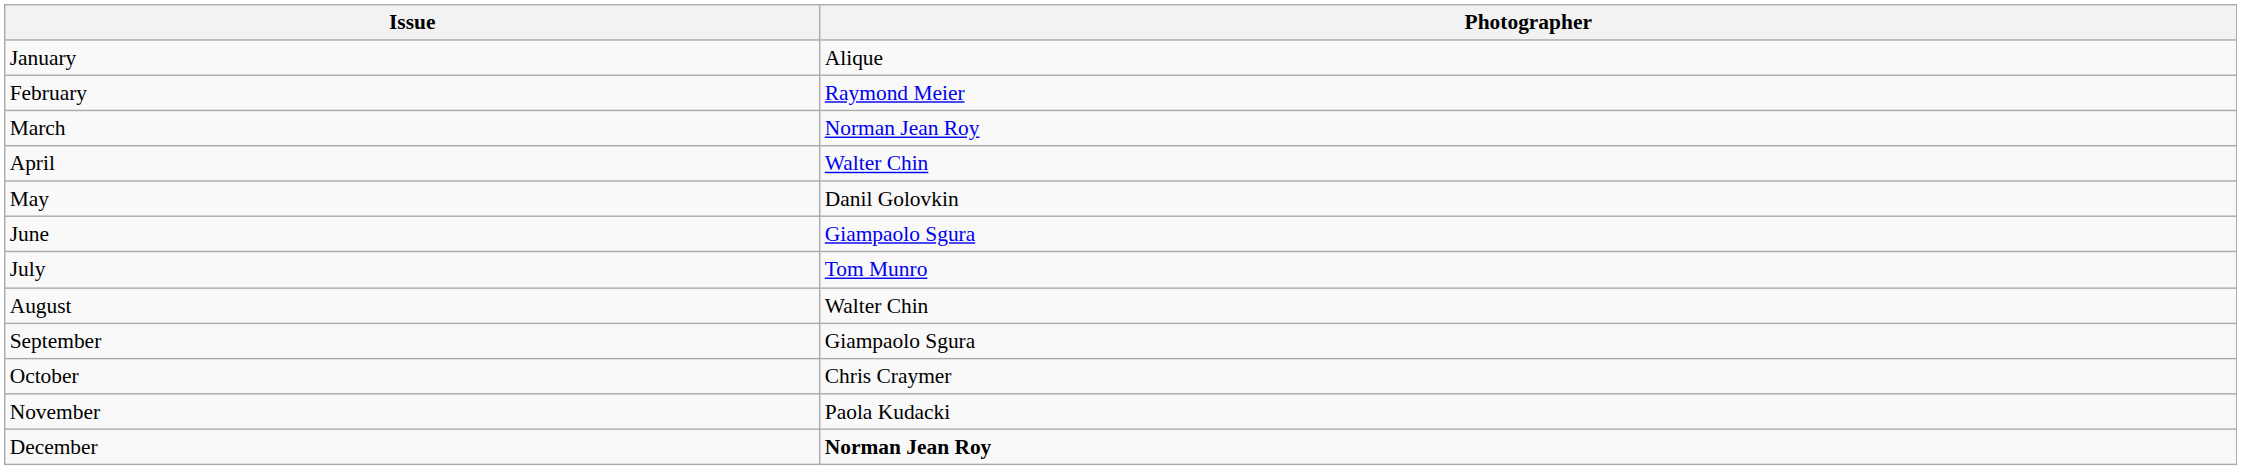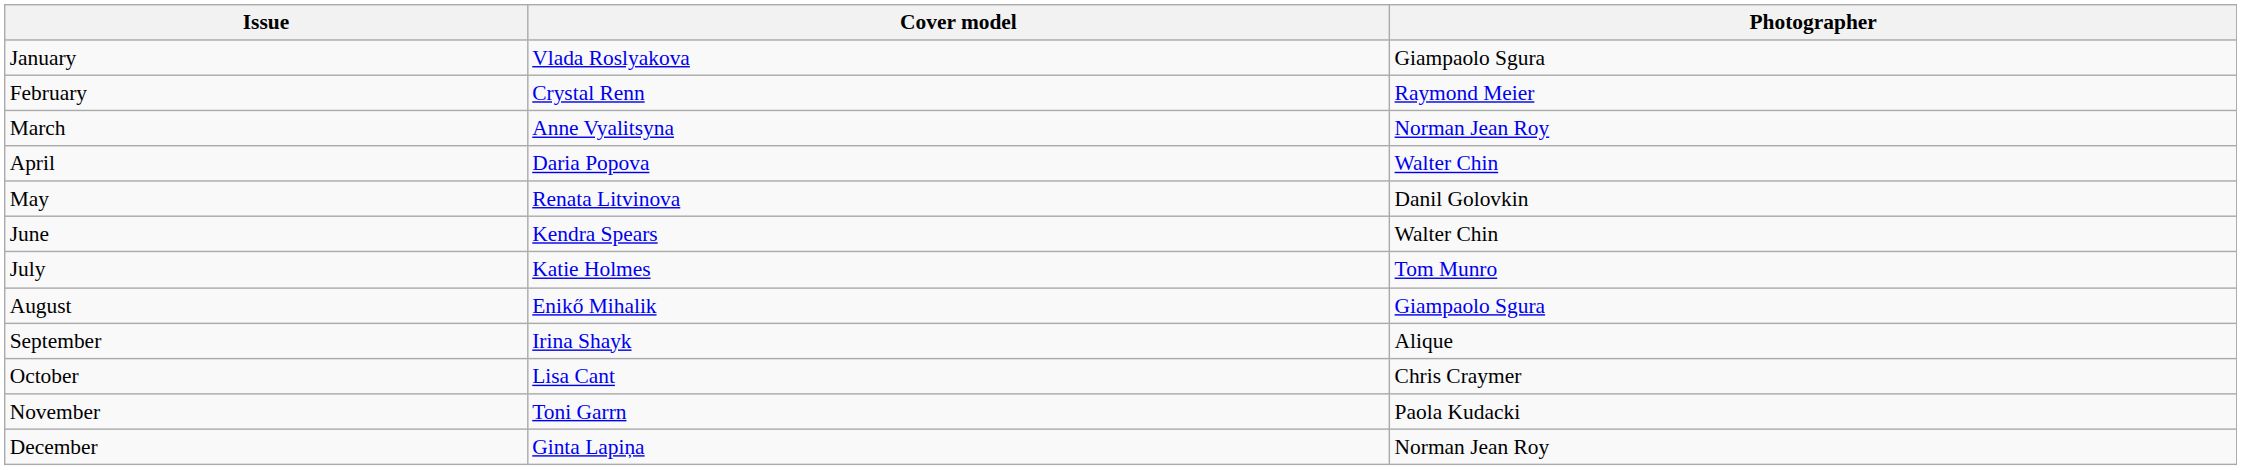+ column: (958, 22)
(854, 57) Alique -> (1470, 57) Giampaolo Sgura
(900, 234) Giampaolo Sgura -> (1446, 234) Walter Chin
(877, 305) Walter Chin -> (1470, 305) Giampaolo Sgura
(900, 340) Giampaolo Sgura -> (1424, 340) Alique
(908, 446) bold -> (1472, 446) normal
